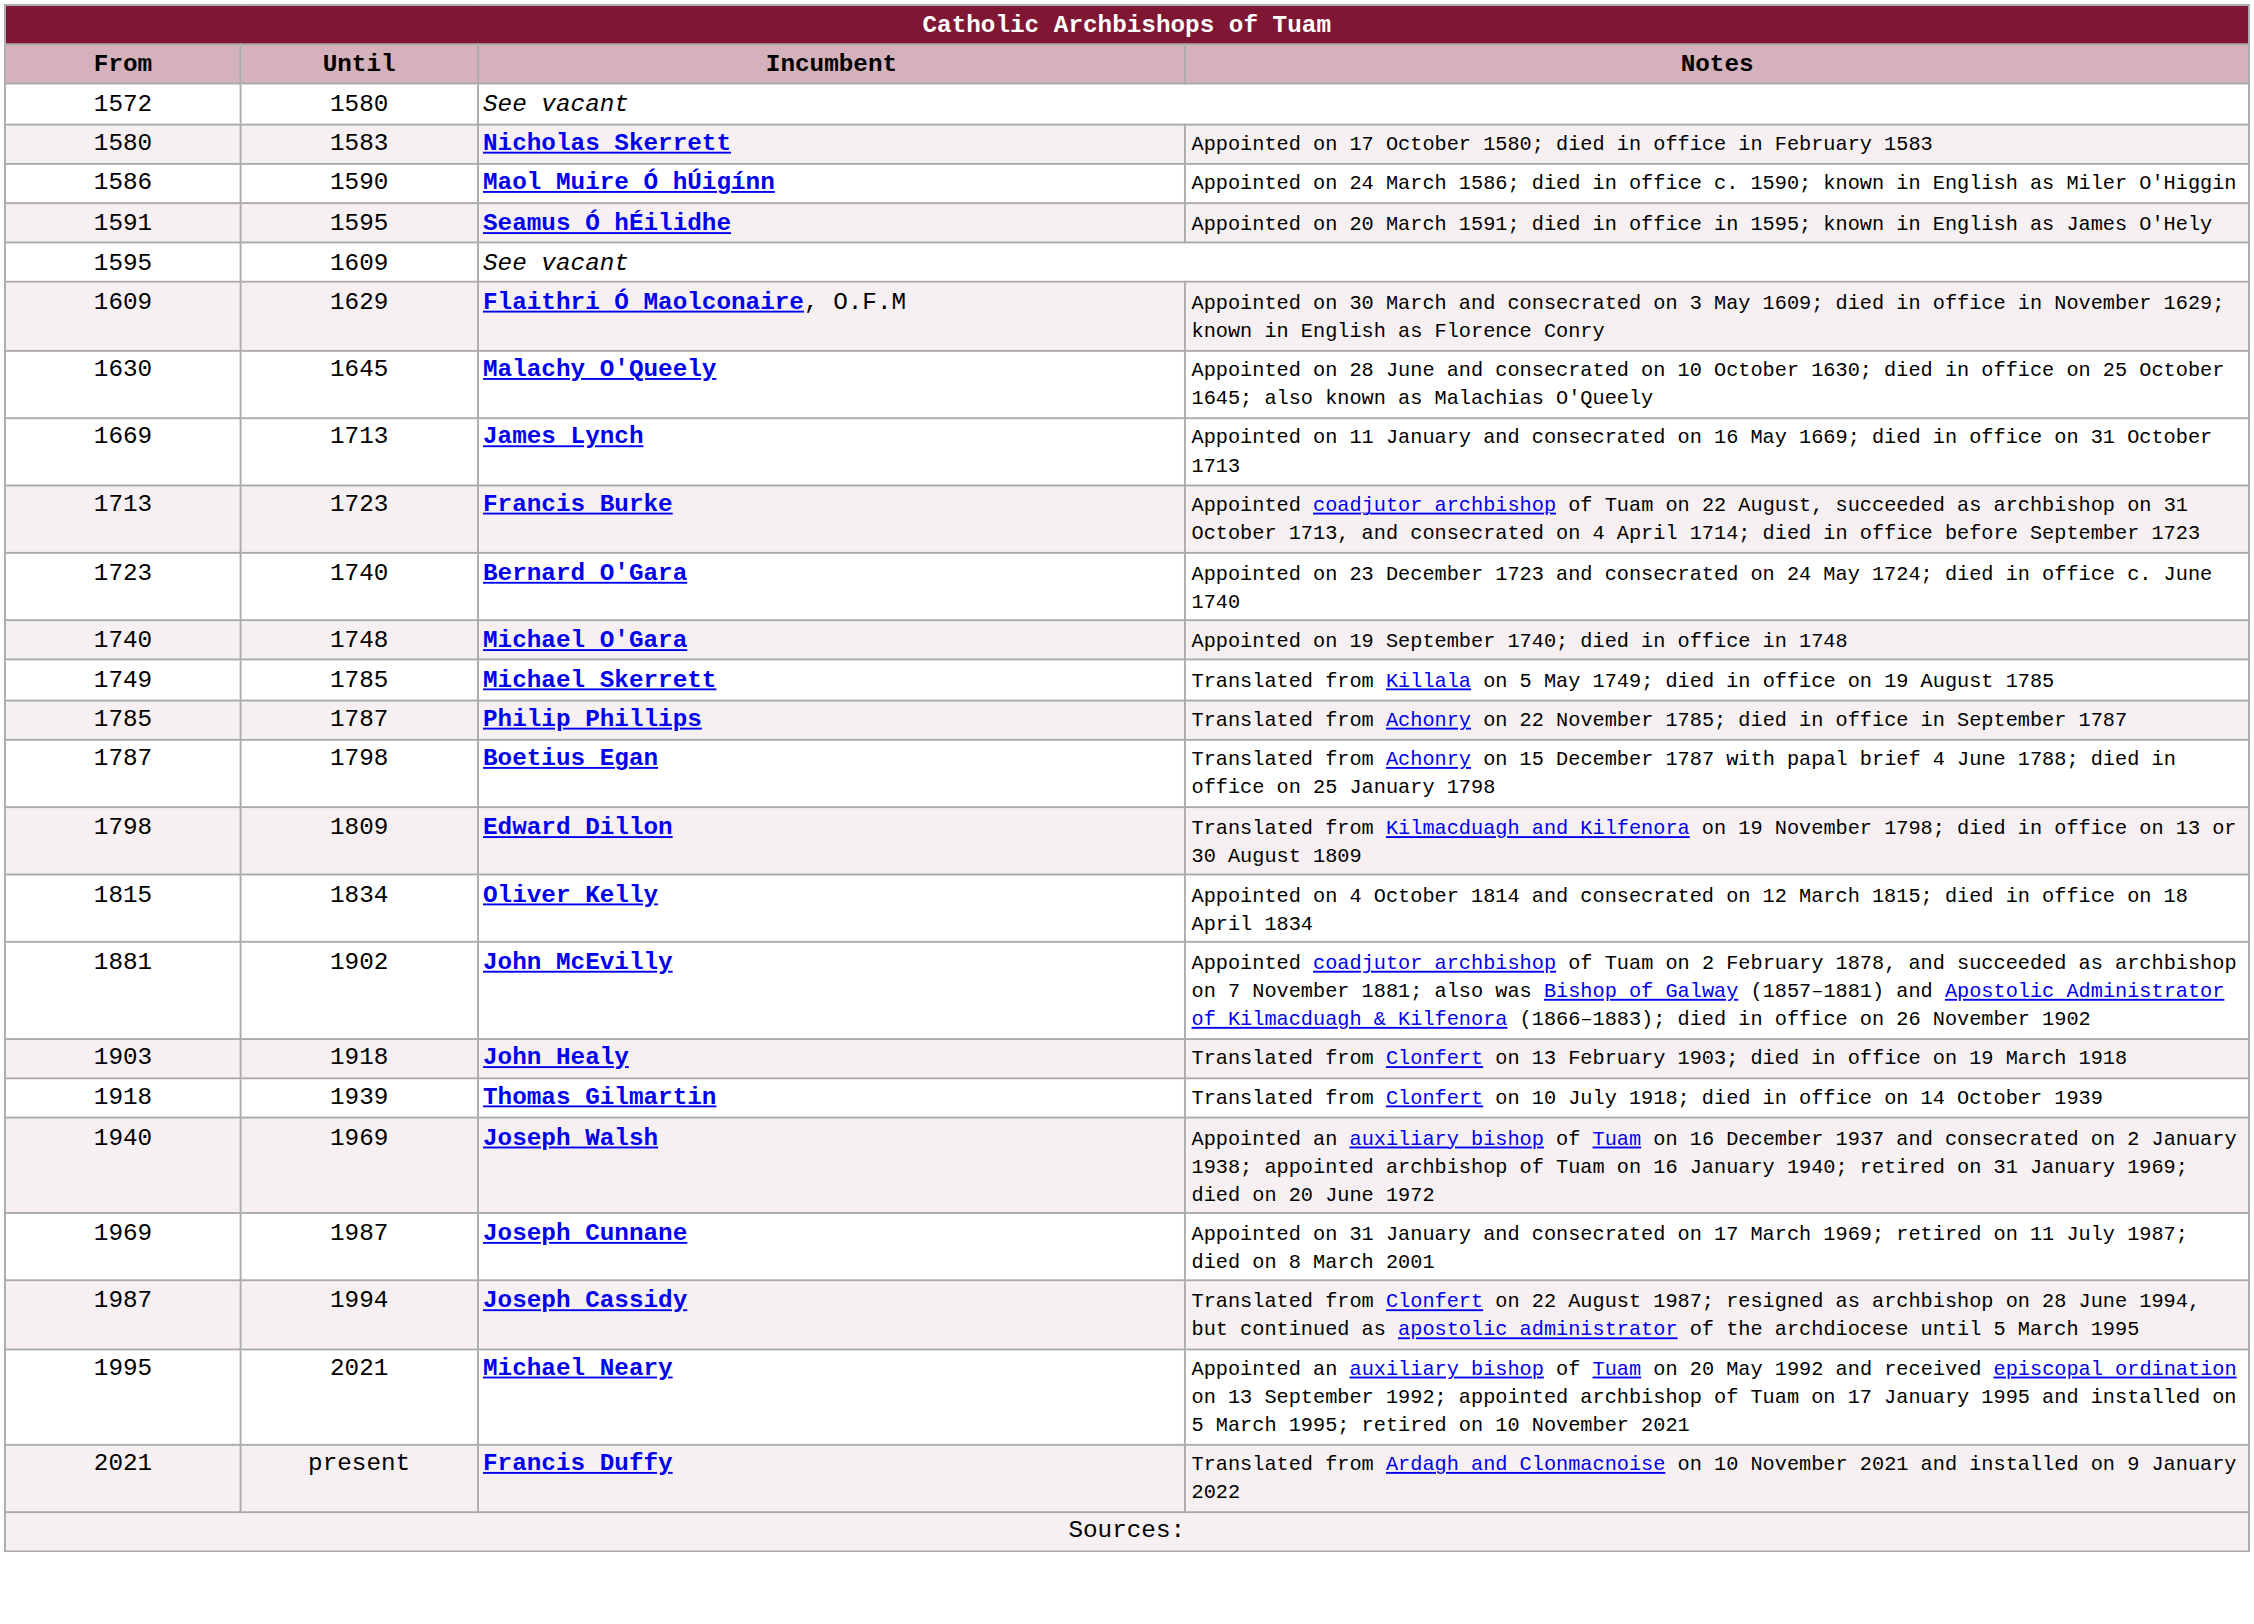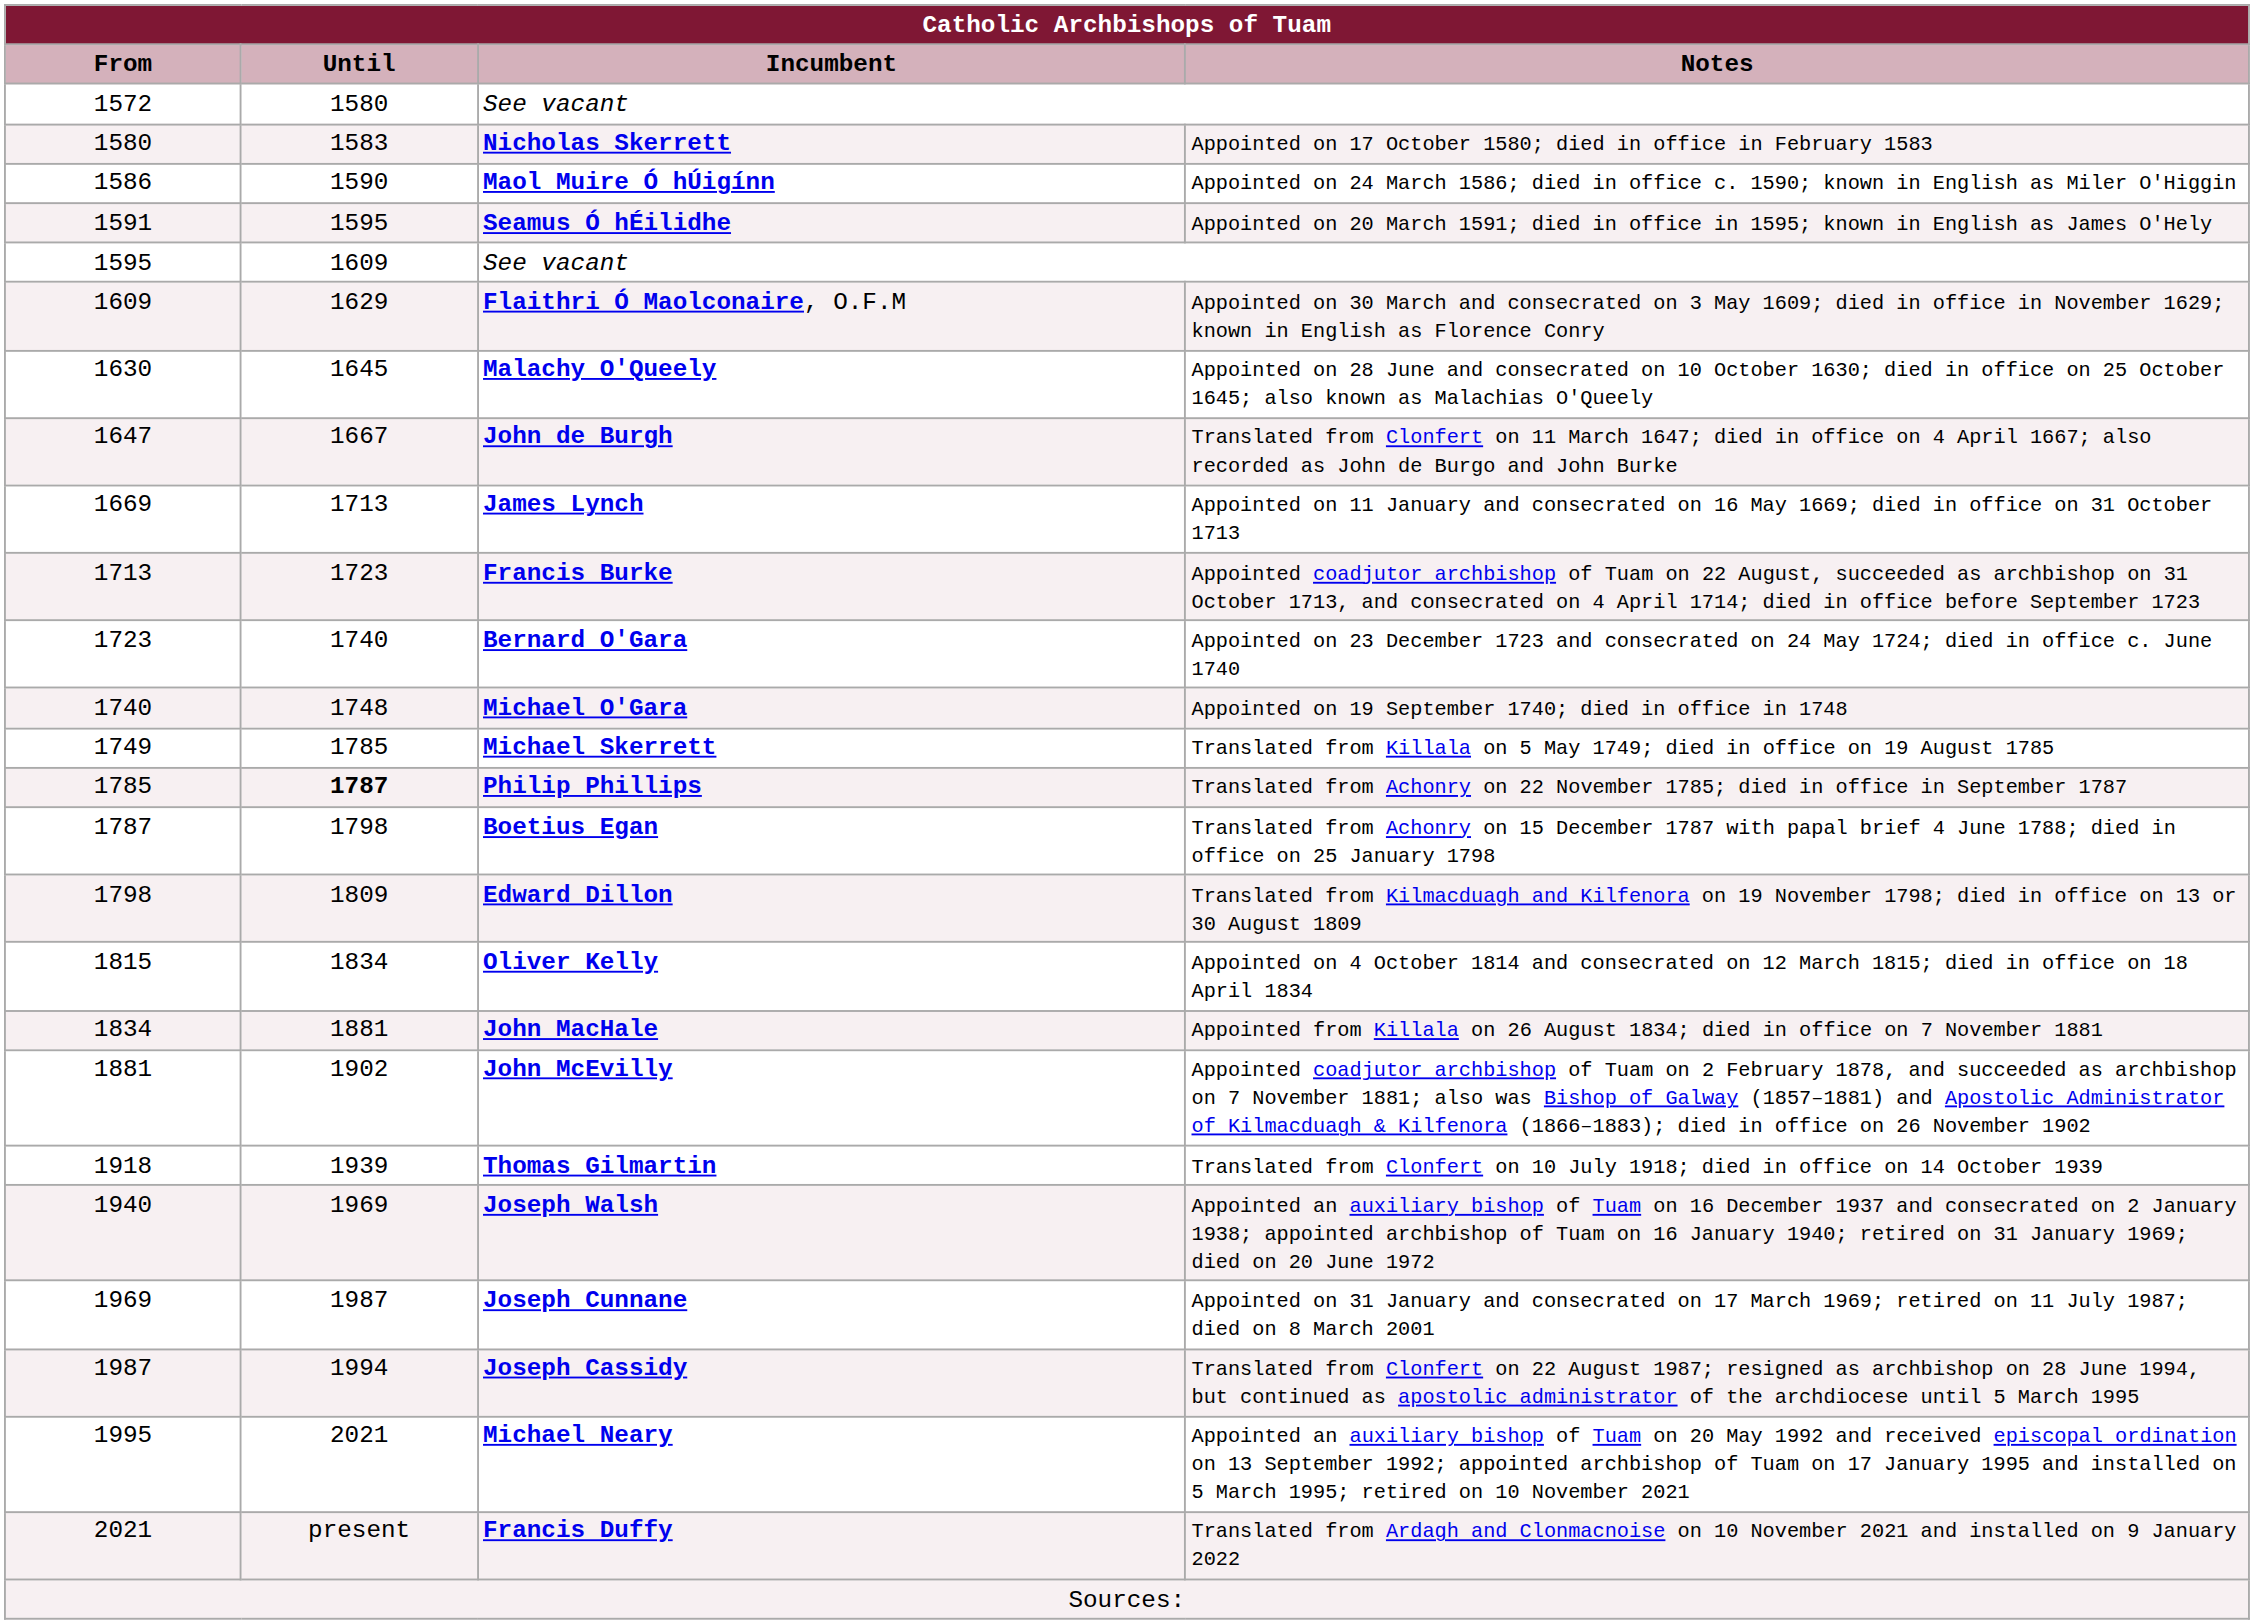+ row: (123, 437)
(359, 720) normal -> (359, 787) bold
+ row: (123, 1030)
- row: (123, 1058)
